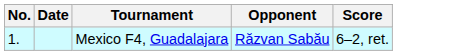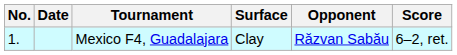+ column: (261, 15)
